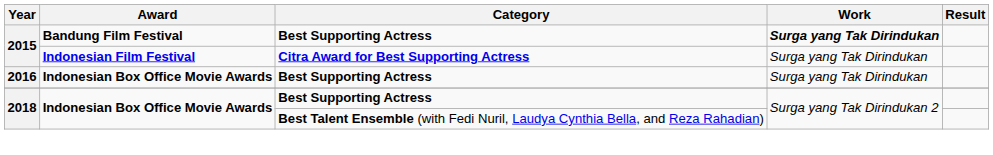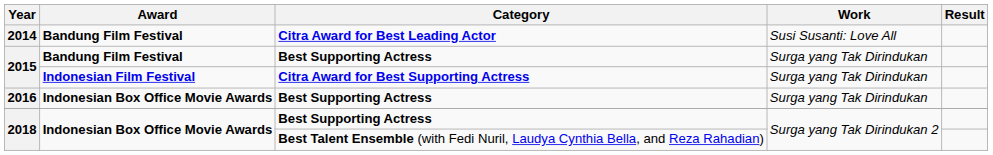+ row: (22, 35)
(855, 35) bold -> (849, 56) normal
